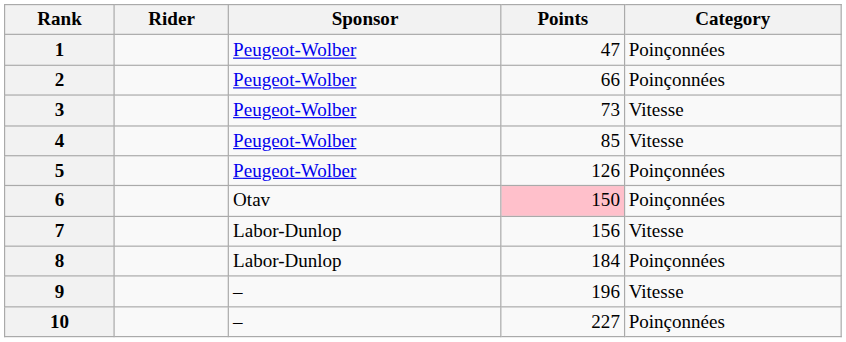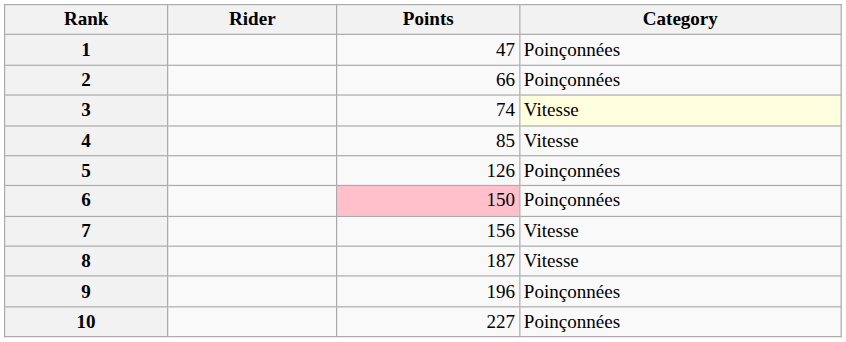- column: (365, 19)
(610, 110) 73 -> (506, 110) 74
(656, 110) no background -> (551, 110) lightyellow background
(606, 261) 184 -> (501, 261) 187
(677, 261) Poinçonnées -> (551, 261) Vitesse
(656, 291) Vitesse -> (572, 291) Poinçonnées
